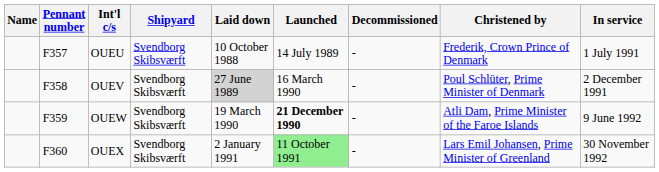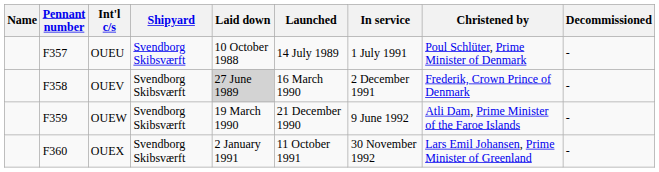columns swapped: (618, 20) <-> (395, 20)
(506, 53) Frederik, Crown Prince of Denmark -> (476, 53) Poul Schlüter, Prime Minister of Denmark
(494, 85) Poul Schlüter, Prime Minister of Denmark -> (488, 85) Frederik, Crown Prince of Denmark
(310, 118) bold -> (309, 118) normal
(303, 150) lightgreen background -> (303, 150) no background
